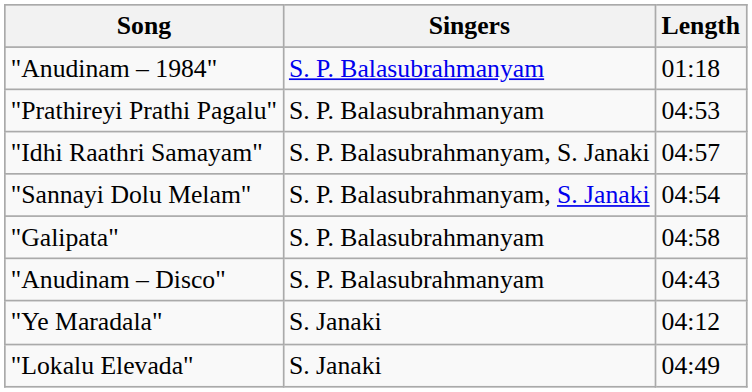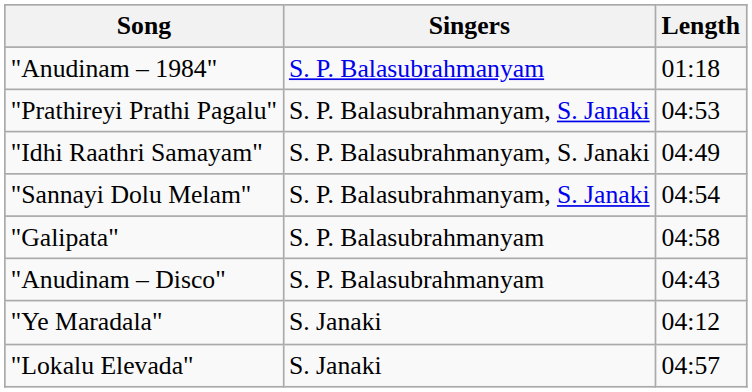(417, 110) S. P. Balasubrahmanyam -> (469, 110) S. P. Balasubrahmanyam, S. Janaki
(691, 152) 04:57 -> (691, 152) 04:49
(691, 364) 04:49 -> (691, 364) 04:57
